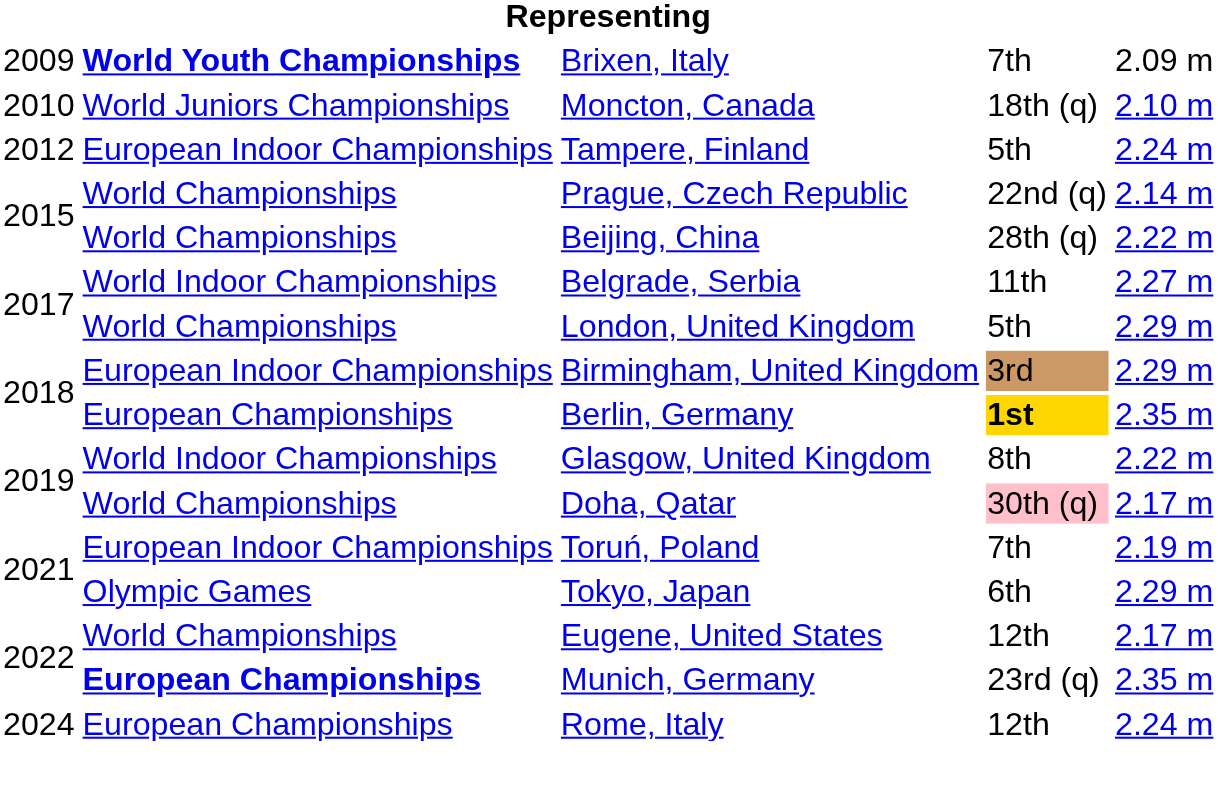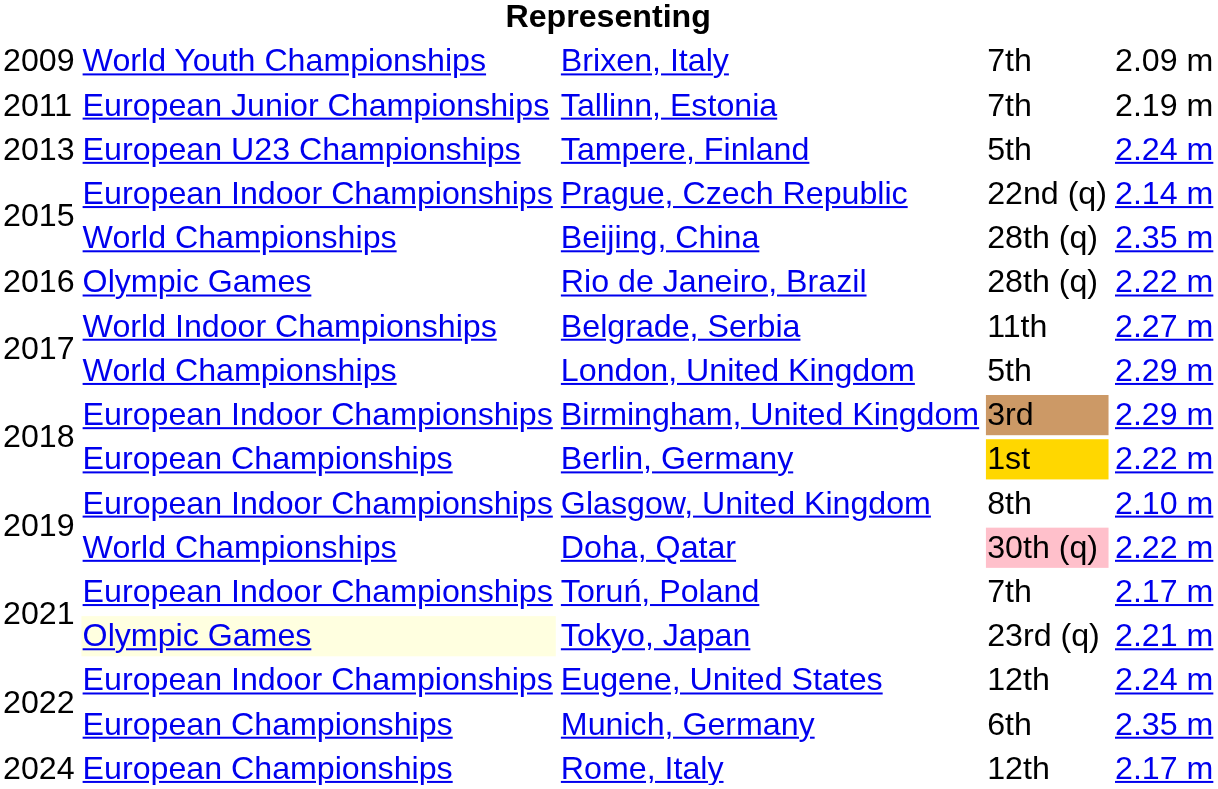(301, 60) bold -> (284, 60) normal
- row: (688, 105)
+ row: (669, 105)
(39, 149) 2012 -> (39, 149) 2013
(318, 149) European Indoor Championships -> (302, 149) European U23 Championships
(240, 193) World Championships -> (318, 193) European Indoor Championships
(1164, 237) 2.22 m -> (1164, 237) 2.35 m
+ row: (714, 281)
(1010, 414) bold -> (1009, 458) normal
(1164, 414) 2.35 m -> (1164, 458) 2.22 m
(290, 458) World Indoor Championships -> (318, 503) European Indoor Championships
(1164, 458) 2.22 m -> (1164, 503) 2.10 m
(1164, 503) 2.17 m -> (1164, 547) 2.22 m
(1164, 547) 2.19 m -> (1164, 591) 2.17 m
(197, 591) no background -> (197, 635) lightyellow background
(1010, 591) 6th -> (1043, 635) 23rd (q)
(1164, 591) 2.29 m -> (1164, 635) 2.21 m
(240, 635) World Championships -> (318, 679) European Indoor Championships
(1164, 635) 2.17 m -> (1164, 679) 2.24 m
(282, 679) bold -> (268, 724) normal
(1043, 679) 23rd (q) -> (1010, 724) 6th
(1164, 724) 2.24 m -> (1164, 768) 2.17 m
